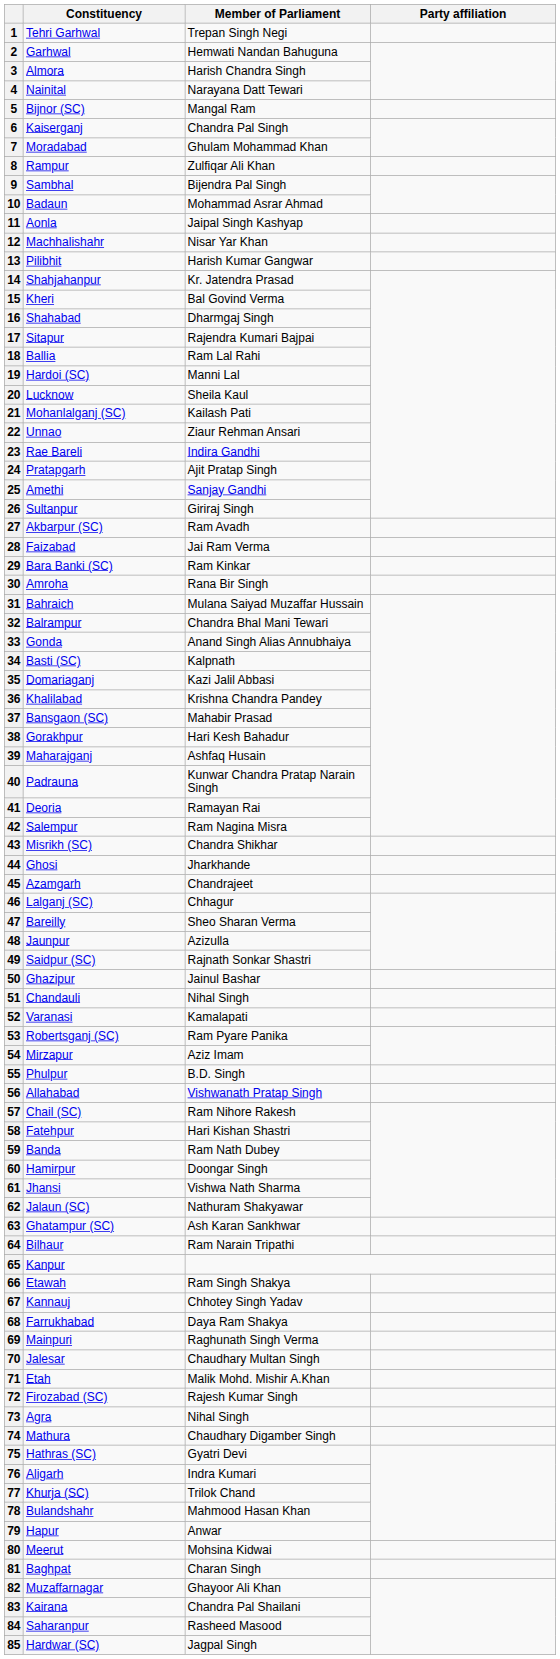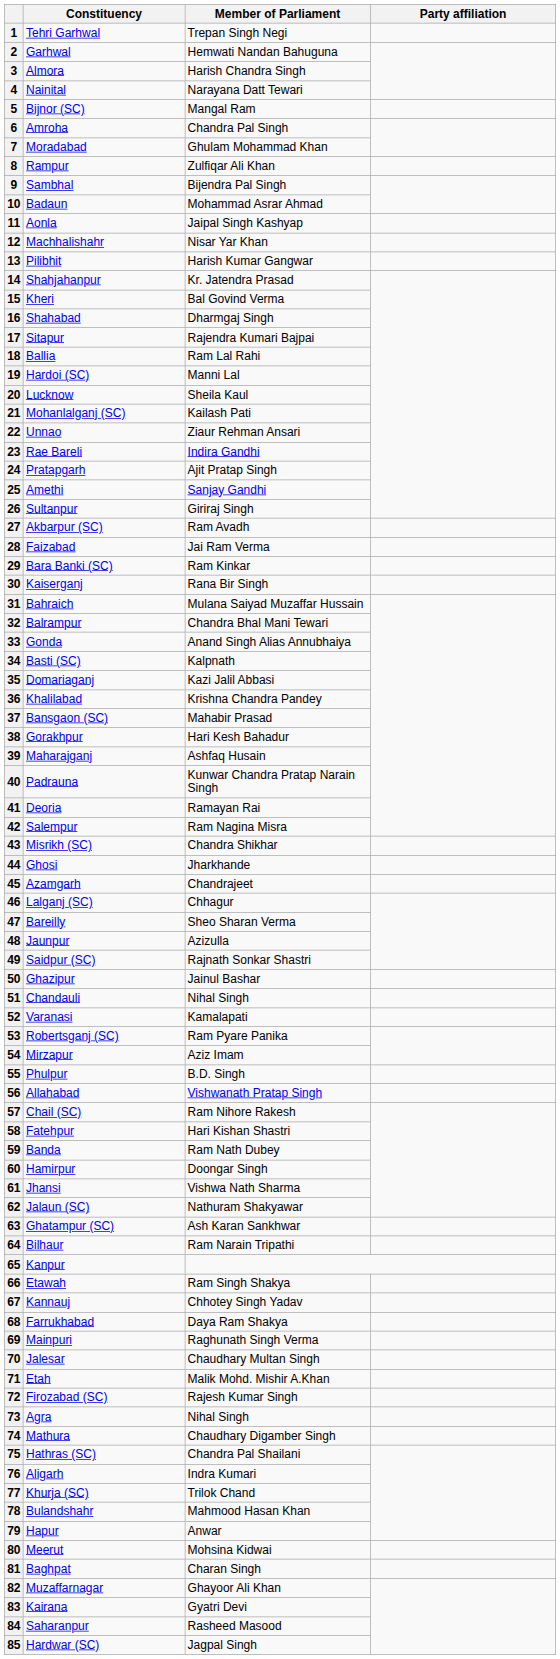(54, 128) Kaiserganj -> (47, 128) Amroha
(47, 584) Amroha -> (54, 584) Kaiserganj
(217, 1454) Gyatri Devi -> (244, 1454) Chandra Pal Shailani
(244, 1607) Chandra Pal Shailani -> (217, 1607) Gyatri Devi
